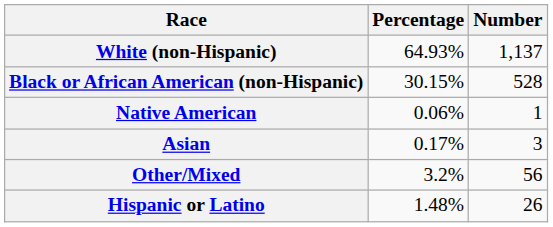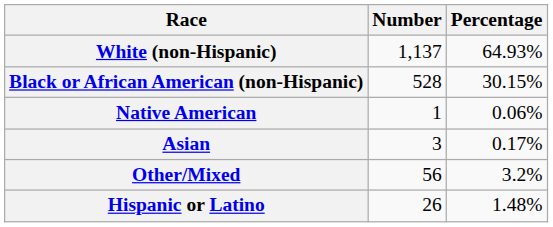columns swapped: (508, 19) <-> (418, 19)
